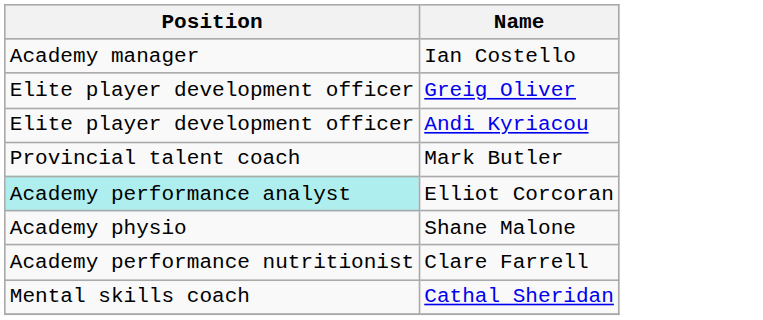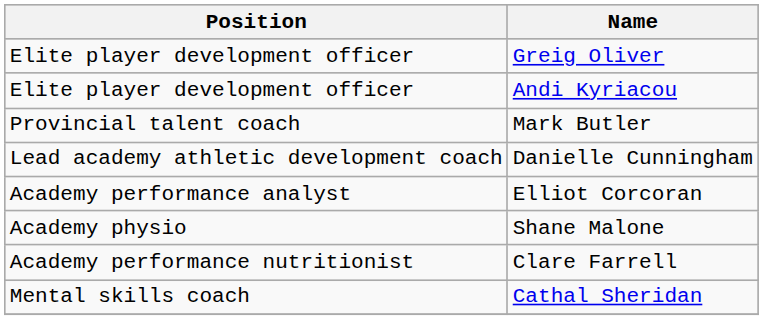- row: (500, 56)
+ row: (633, 159)
(180, 194) paleturquoise background -> (180, 194) no background
